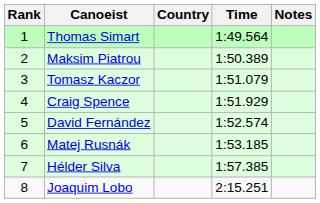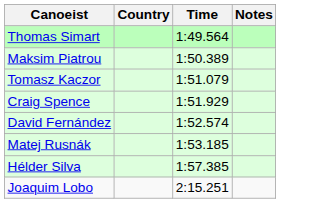- column: (24, 15)
